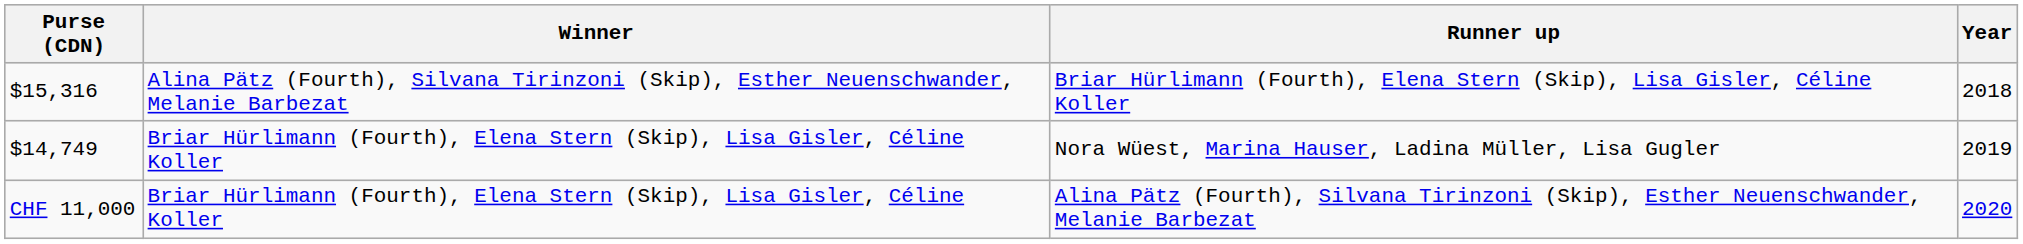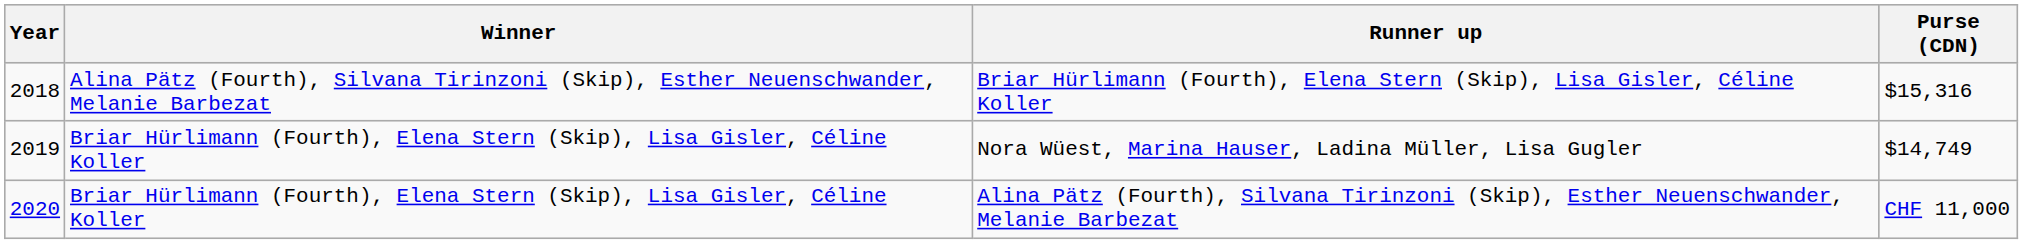columns swapped: (1987, 34) <-> (74, 34)
